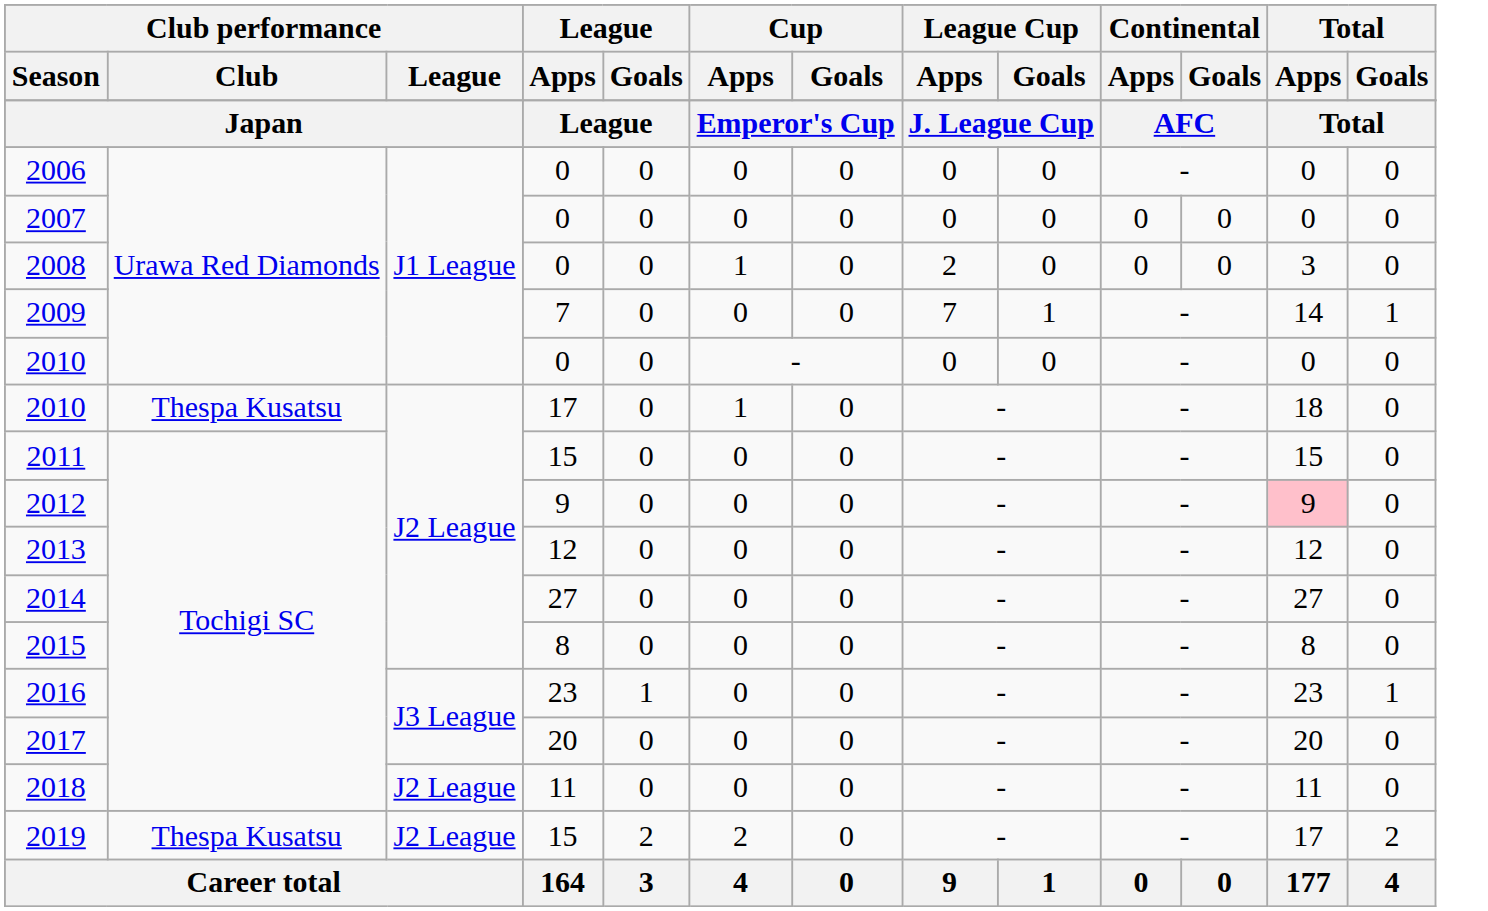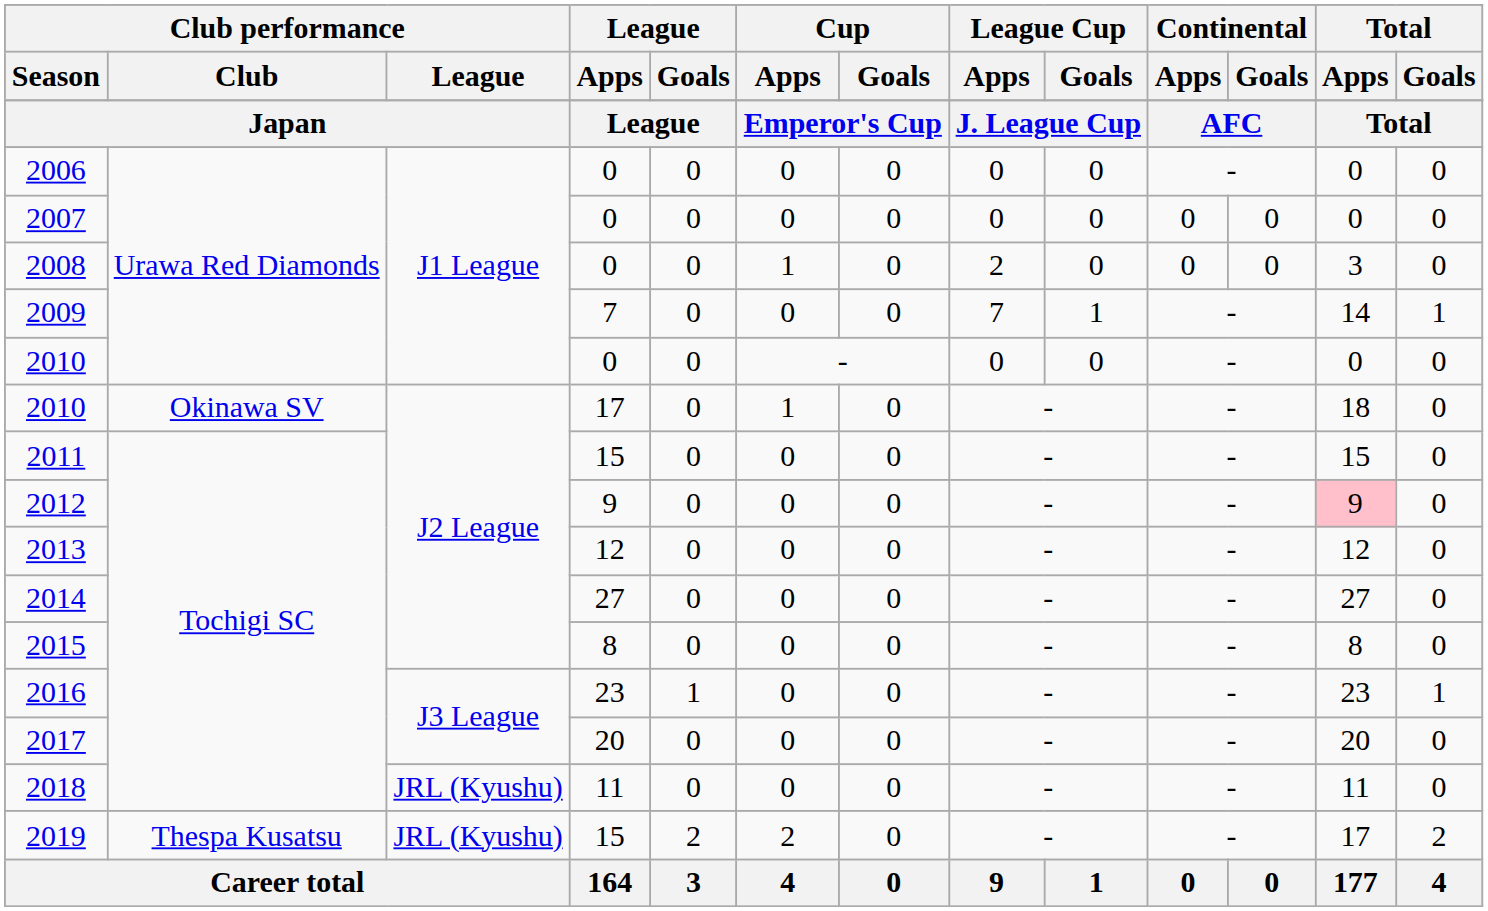(247, 407) Thespa Kusatsu -> (247, 407) Okinawa SV
(454, 787) J2 League -> (478, 787) JRL (Kyushu)
(454, 834) J2 League -> (478, 834) JRL (Kyushu)
